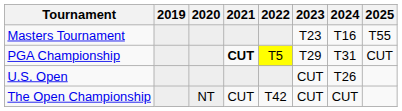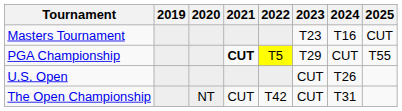(380, 35) T55 -> (380, 35) CUT
(345, 56) T31 -> (345, 56) CUT
(380, 56) CUT -> (380, 56) T55
(345, 97) CUT -> (345, 97) T31
